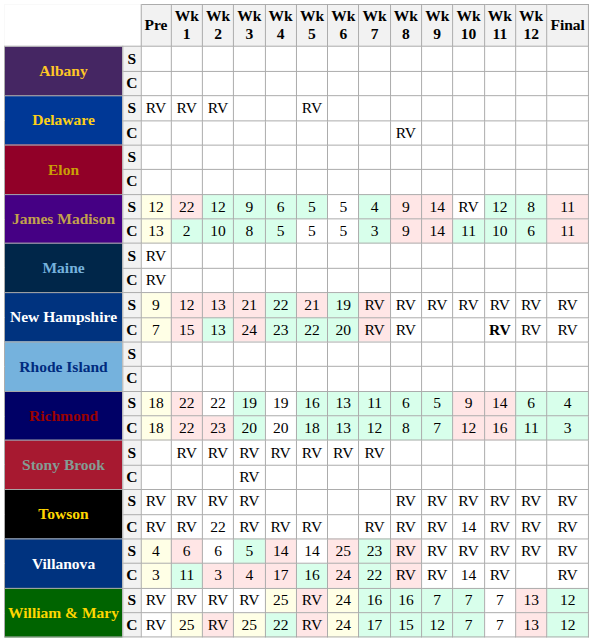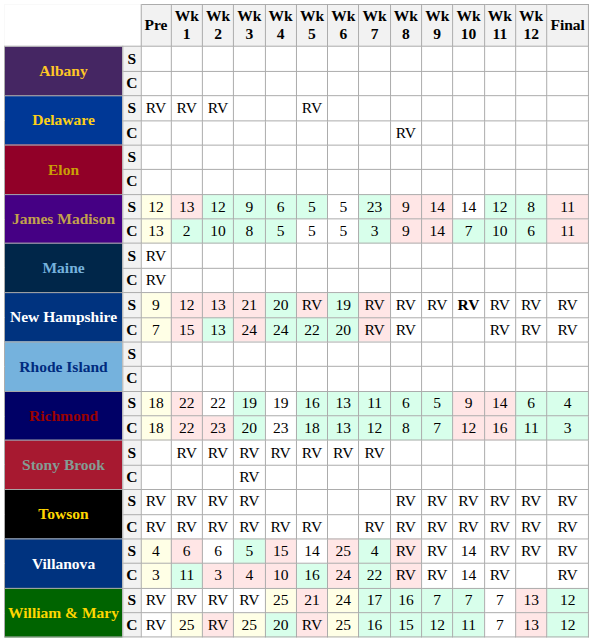(187, 206) 22 -> (187, 206) 13
(375, 206) 4 -> (375, 206) 23
(469, 206) RV -> (469, 206) 14
(469, 231) 11 -> (469, 231) 7
(281, 305) 22 -> (281, 305) 20
(312, 305) 21 -> (312, 305) RV
(469, 305) normal -> (469, 305) bold
(281, 329) 23 -> (281, 329) 24
(500, 329) bold -> (500, 329) normal
(281, 428) 20 -> (281, 428) 23
(218, 526) 22 -> (218, 526) RV
(469, 526) 14 -> (469, 526) RV
(281, 551) 14 -> (281, 551) 15
(375, 551) 23 -> (375, 551) 4
(469, 551) RV -> (469, 551) 14
(281, 575) 17 -> (281, 575) 10
(312, 600) RV -> (312, 600) 21
(375, 600) 16 -> (375, 600) 17
(281, 624) 22 -> (281, 624) 20
(343, 624) 24 -> (343, 624) 25
(375, 624) 17 -> (375, 624) 16
(469, 624) 7 -> (469, 624) 11
